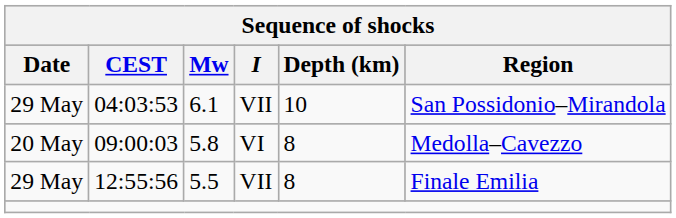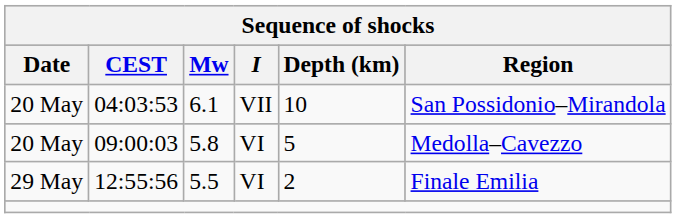(47, 103) 29 May -> (47, 103) 20 May
(289, 142) 8 -> (289, 142) 5
(256, 181) VII -> (252, 181) VI
(289, 181) 8 -> (289, 181) 2
